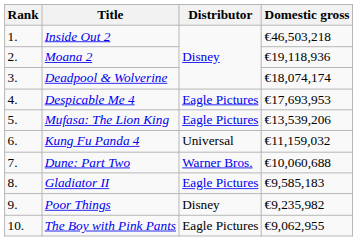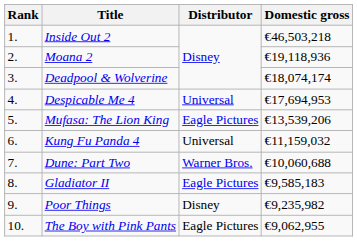(220, 99) Eagle Pictures -> (208, 99) Universal
(298, 99) €17,693,953 -> (298, 99) €17,694,953
